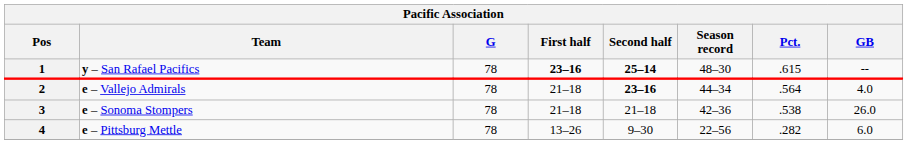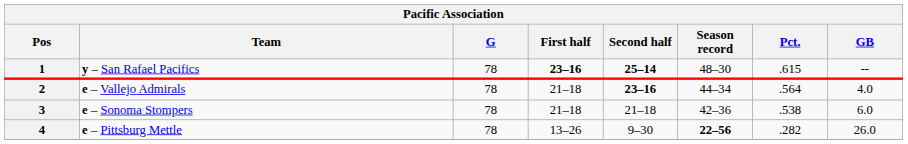(865, 109) 26.0 -> (865, 109) 6.0
(715, 129) normal -> (715, 129) bold
(865, 129) 6.0 -> (865, 129) 26.0
